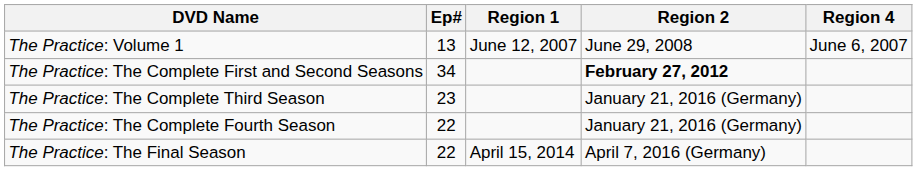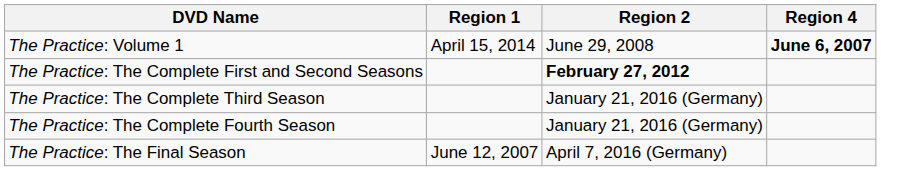- column: (446, 17)
(523, 44) June 12, 2007 -> (483, 44) April 15, 2014
(859, 44) normal -> (821, 44) bold
(522, 152) April 15, 2014 -> (484, 152) June 12, 2007
